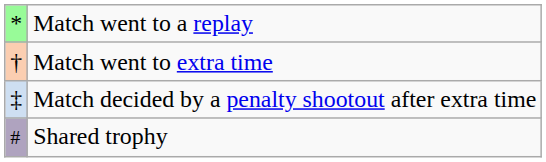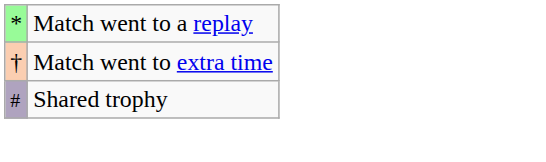- row: (285, 99)
